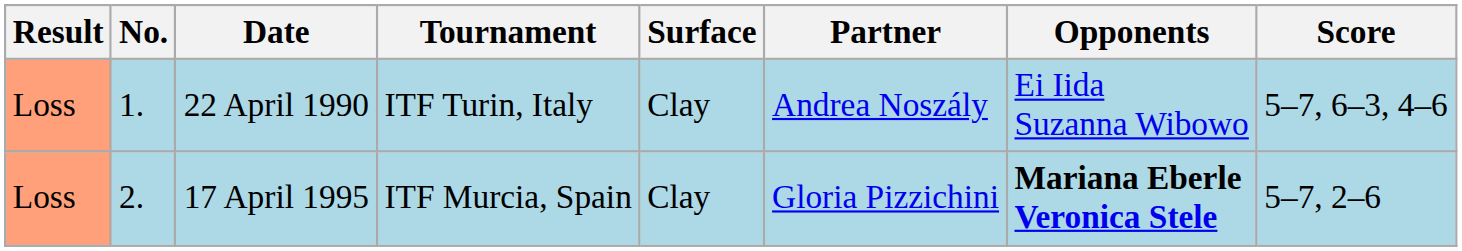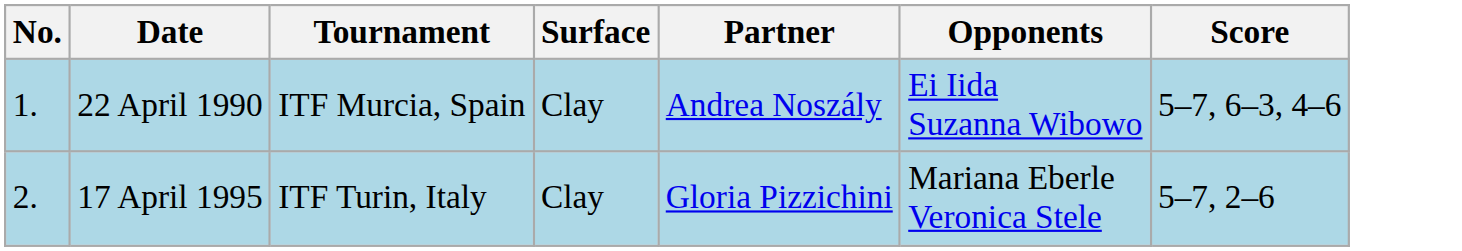- column: (58, 31)
(489, 104) ITF Turin, Italy -> (402, 104) ITF Murcia, Spain
(508, 197) ITF Murcia, Spain -> (382, 197) ITF Turin, Italy
(1128, 197) bold -> (1011, 197) normal
